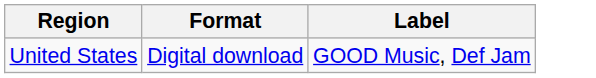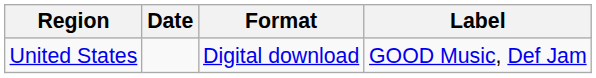+ column: (170, 21)
